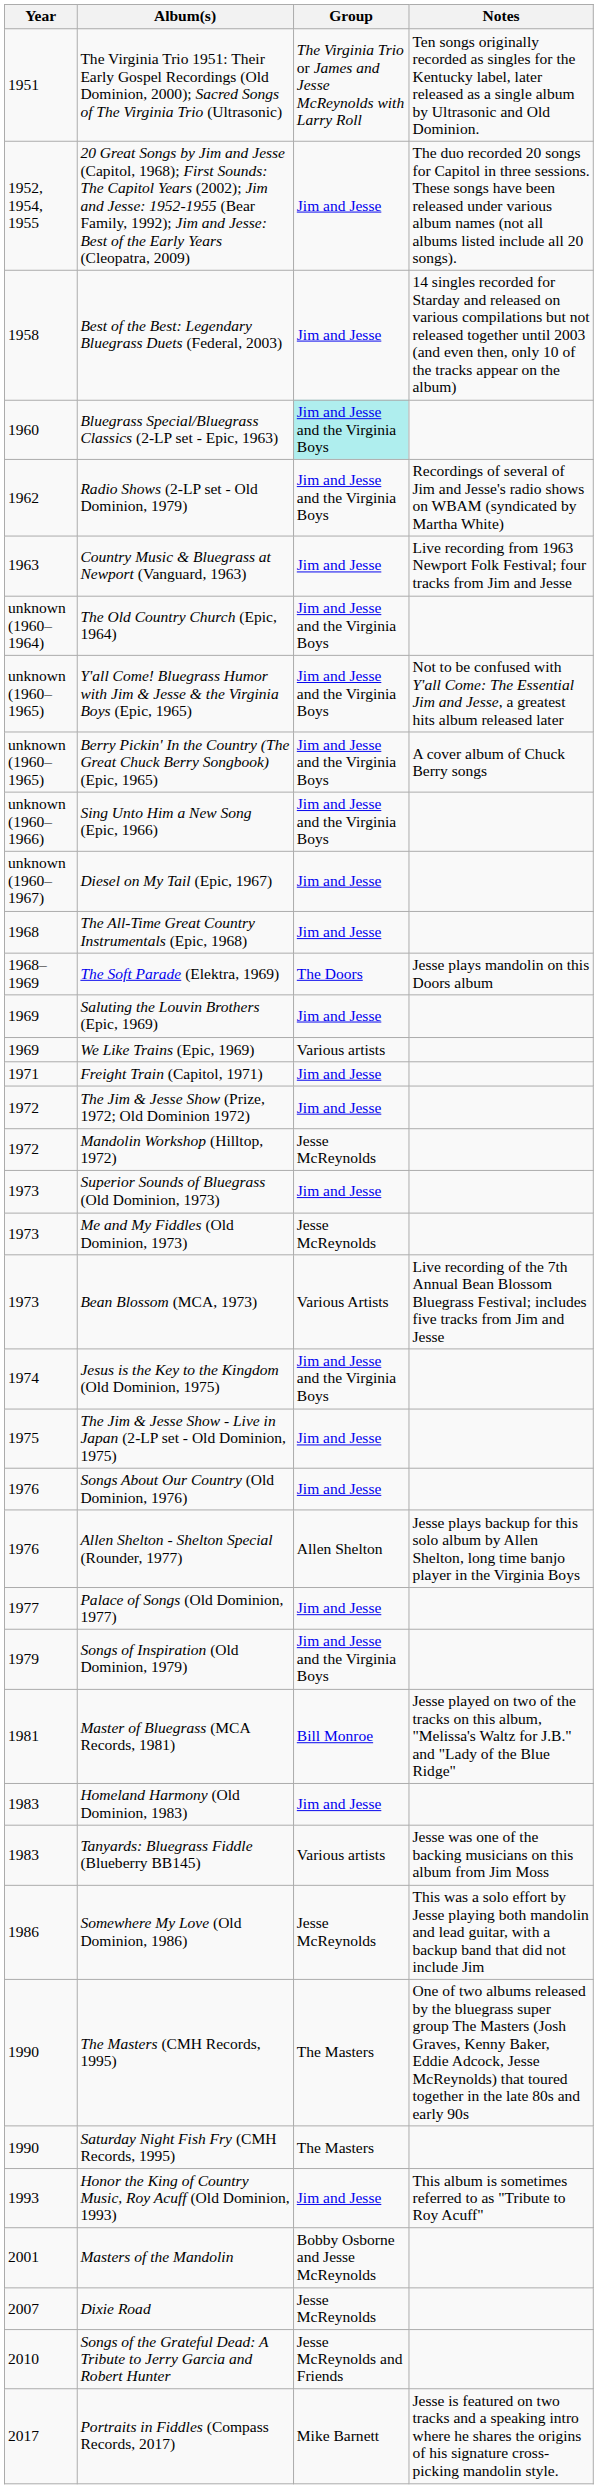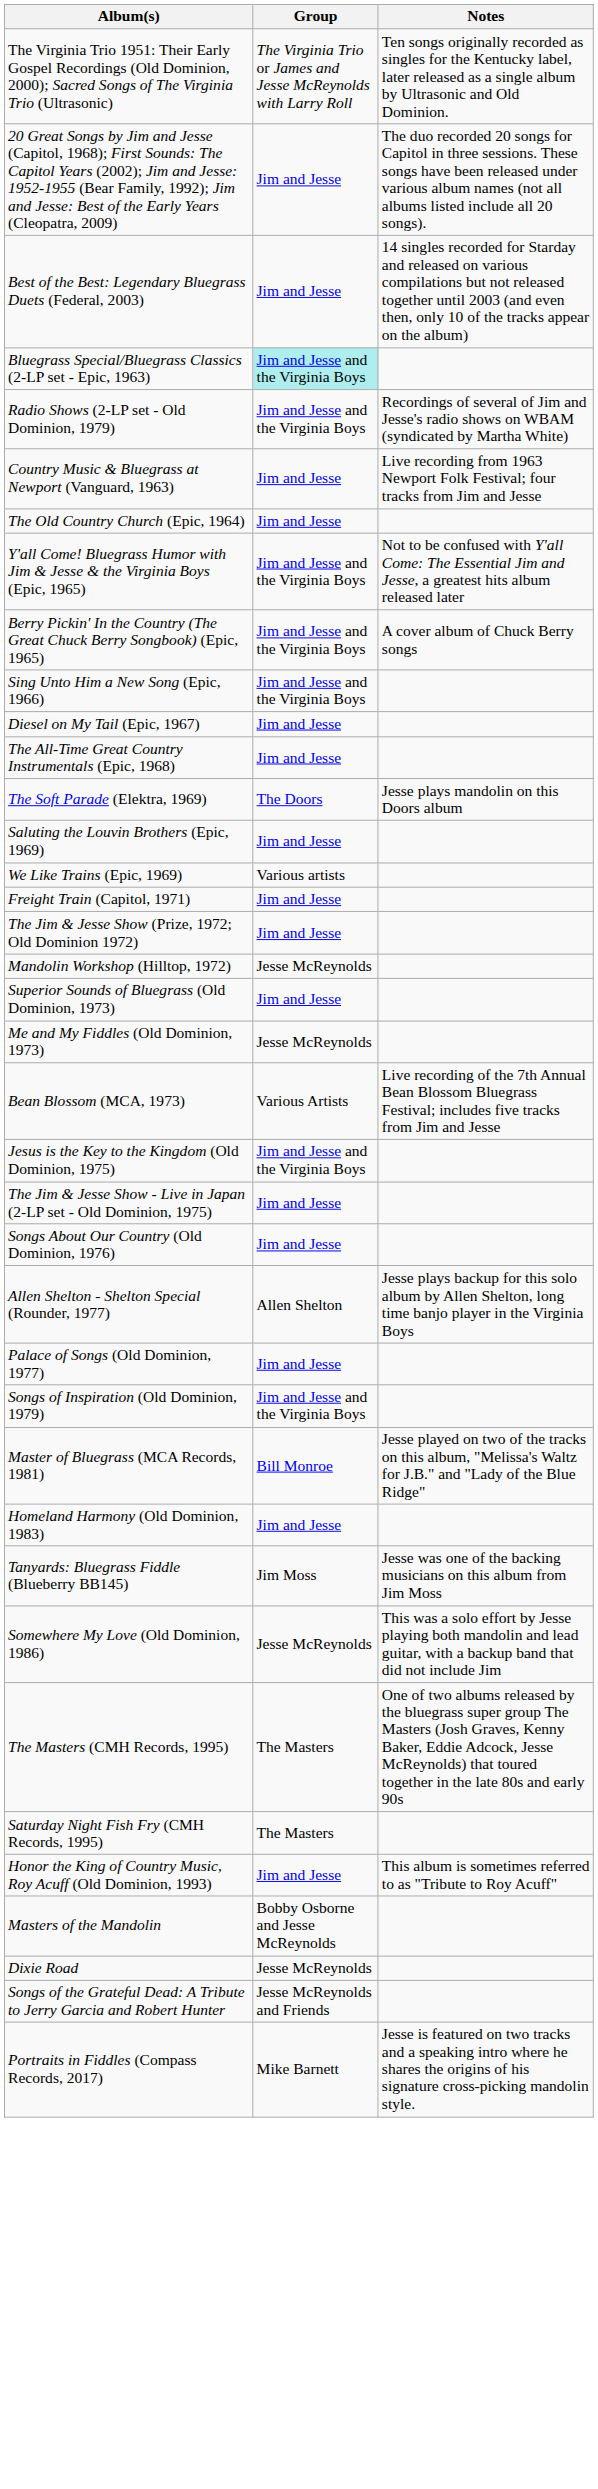- column: (41, 16)
(347, 625) Jim and Jesse and the Virginia Boys -> (299, 520) Jim and Jesse
(341, 1855) Various artists -> (287, 1575) Jim Moss
